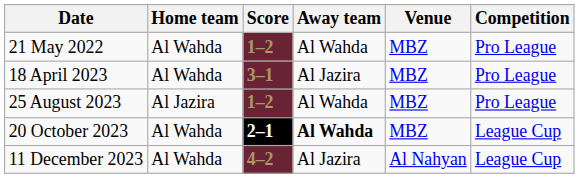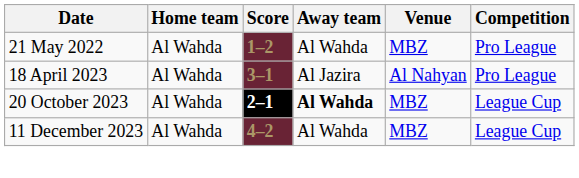(408, 74) MBZ -> (428, 74) Al Nahyan
- row: (65, 103)
(329, 159) Al Jazira -> (332, 131) Al Wahda
(428, 159) Al Nahyan -> (408, 131) MBZ
